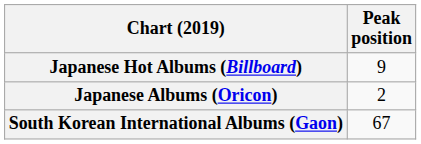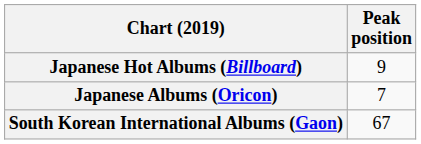(382, 95) 2 -> (382, 95) 7
